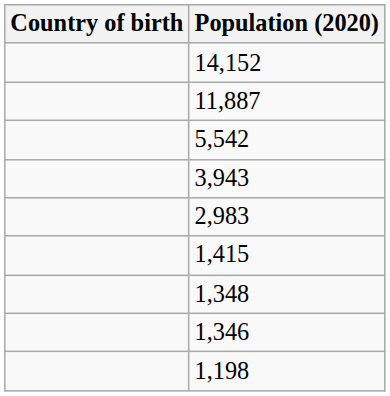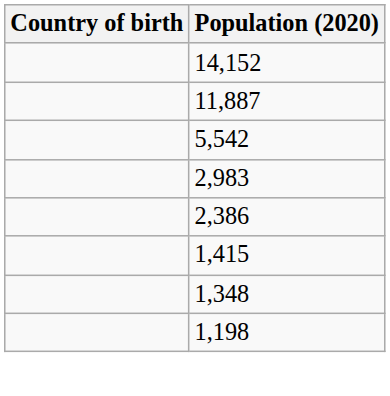- row: (222, 178)
+ row: (222, 216)
- row: (222, 332)
